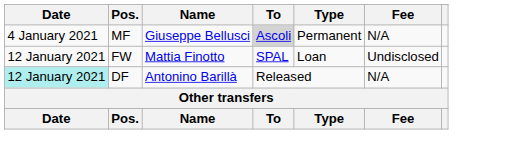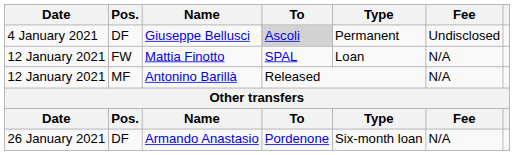(121, 35) MF -> (120, 35) DF
(378, 35) N/A -> (464, 35) Undisclosed
(403, 56) Undisclosed -> (440, 56) N/A
(56, 77) paleturquoise background -> (56, 77) no background
(120, 77) DF -> (121, 77) MF
+ row: (202, 139)
